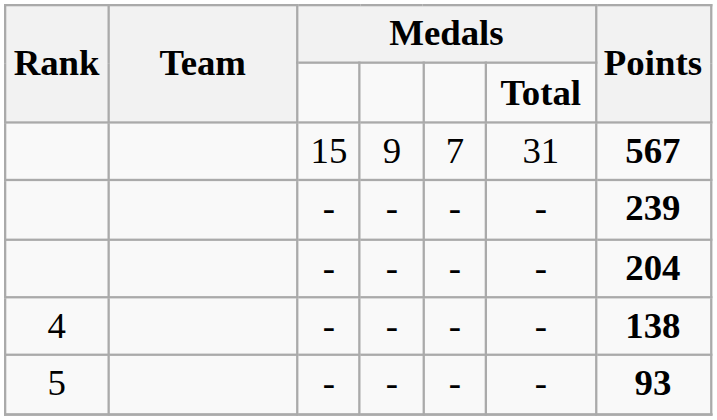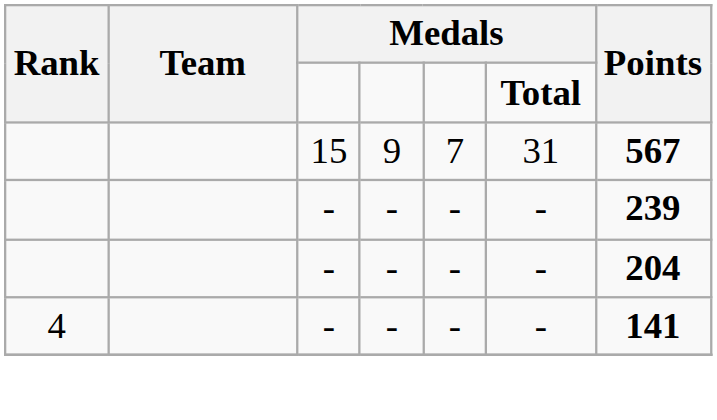(653, 325) 138 -> (653, 325) 141
- row: (57, 383)
